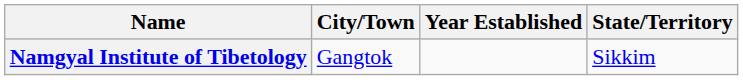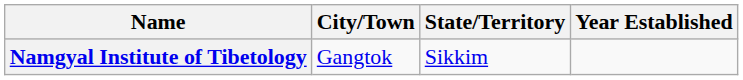columns swapped: (662, 21) <-> (503, 21)
